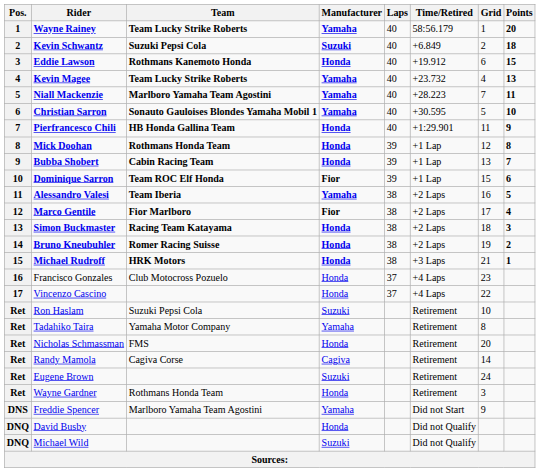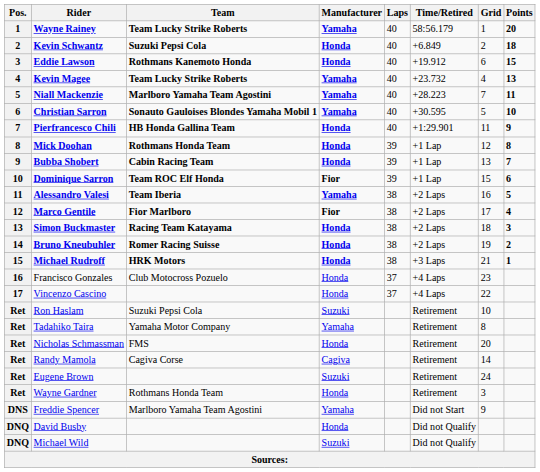(336, 46) Suzuki -> (336, 46) Honda
